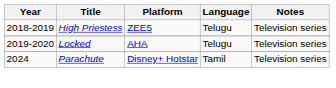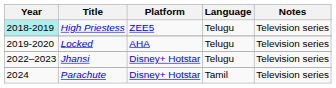(30, 28) no background -> (30, 28) paleturquoise background
+ row: (75, 59)
